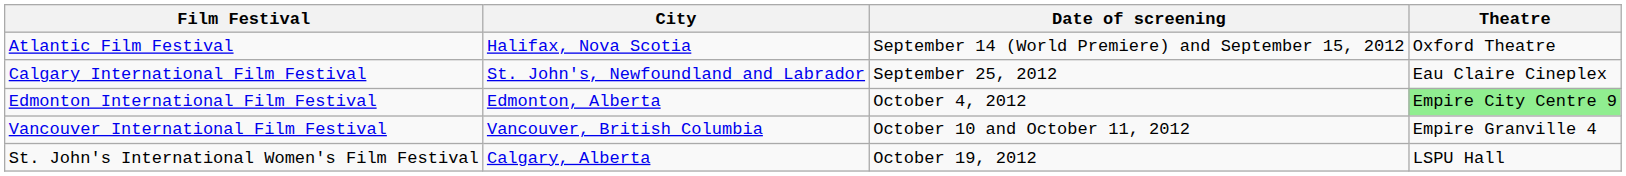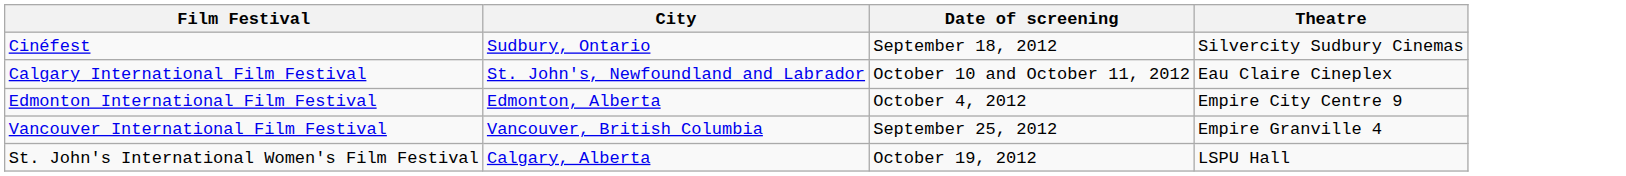- row: (121, 46)
+ row: (50, 46)
(965, 74) September 25, 2012 -> (1032, 74) October 10 and October 11, 2012
(1515, 102) lightgreen background -> (1300, 102) no background
(1032, 130) October 10 and October 11, 2012 -> (965, 130) September 25, 2012
